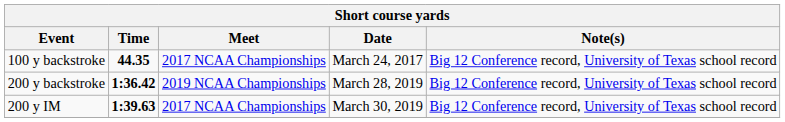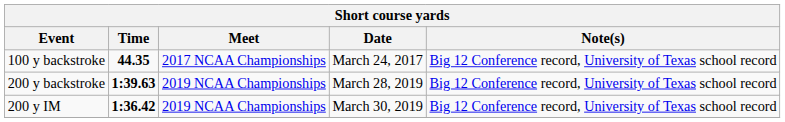(134, 83) 1:36.42 -> (134, 83) 1:39.63
(134, 106) 1:39.63 -> (134, 106) 1:36.42
(244, 106) 2017 NCAA Championships -> (244, 106) 2019 NCAA Championships
